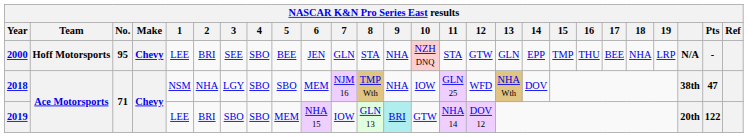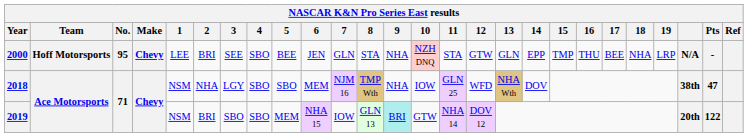(180, 117) LEE -> (180, 117) NSM
